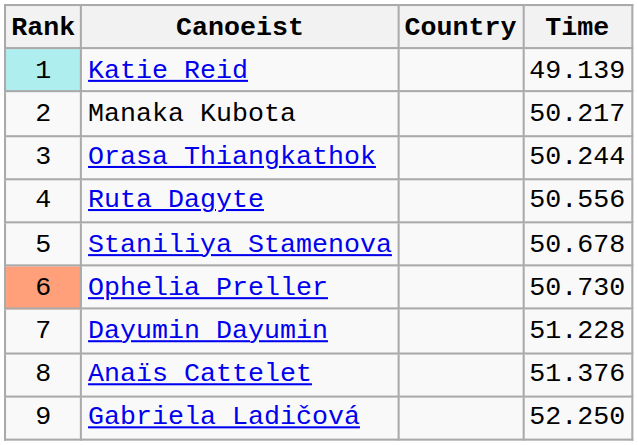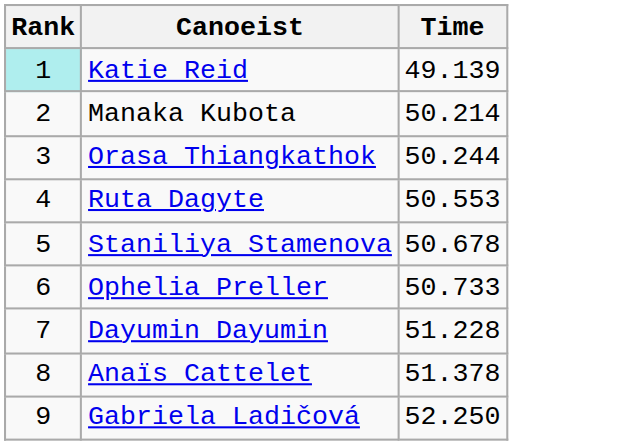- column: (461, 27)
(577, 114) 50.217 -> (453, 114) 50.214
(577, 200) 50.556 -> (453, 200) 50.553
(43, 287) lightsalmon background -> (43, 287) no background
(577, 287) 50.730 -> (453, 287) 50.733
(577, 374) 51.376 -> (453, 374) 51.378
